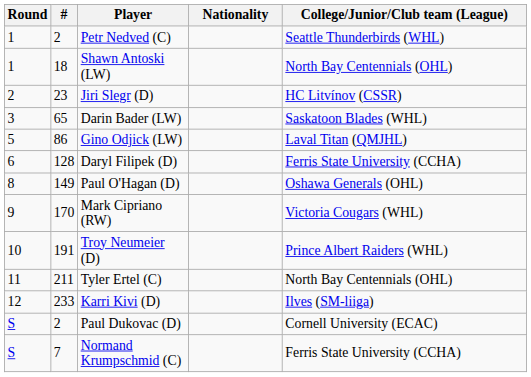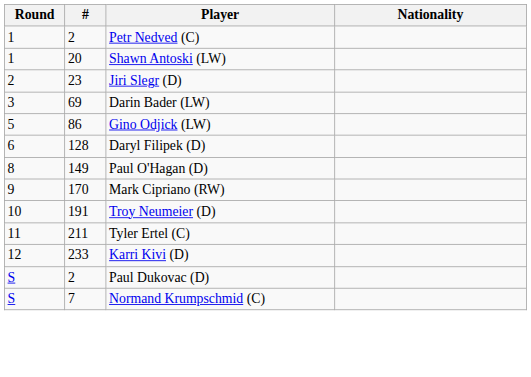- column: (404, 15)
(61, 66) 18 -> (75, 59) 20
(61, 118) 65 -> (75, 102) 69
